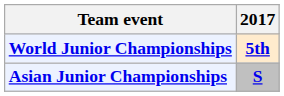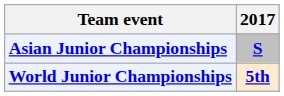rows swapped: (118, 77) <-> (120, 48)
